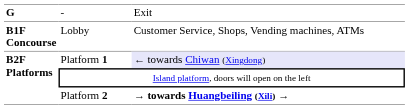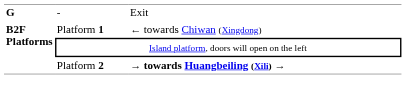- row: (75, 30)
(199, 60) lavender background -> (196, 29) no background
